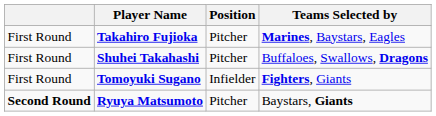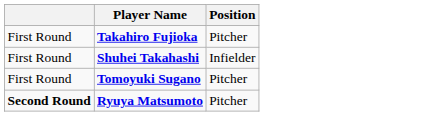- column: (345, 15)
(228, 57) Pitcher -> (232, 57) Infielder
(232, 79) Infielder -> (228, 79) Pitcher
